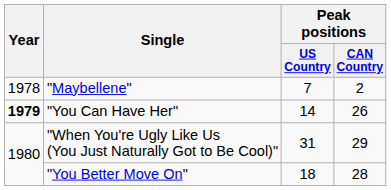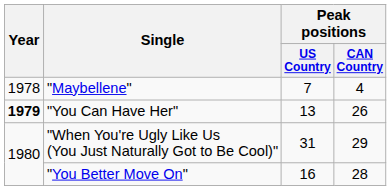(360, 88) 2 -> (360, 88) 4
(308, 111) 14 -> (308, 111) 13
(308, 174) 18 -> (308, 174) 16
